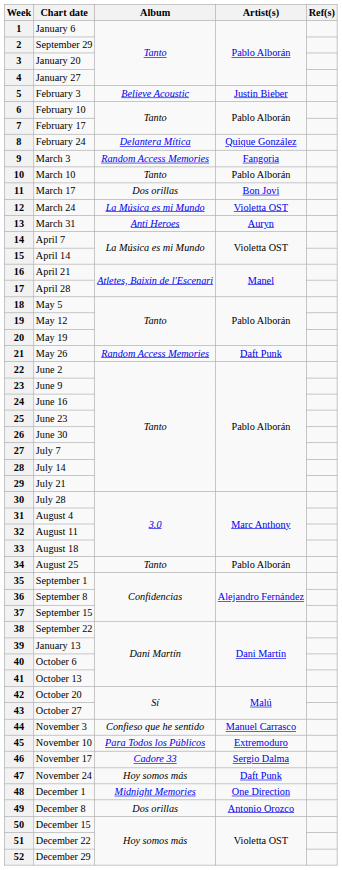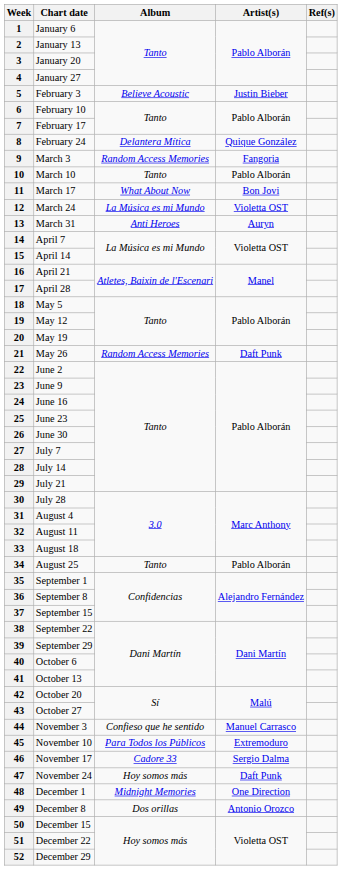(64, 45) September 29 -> (58, 45) January 13
(155, 191) Dos orillas -> (155, 191) What About Now
(58, 645) January 13 -> (64, 645) September 29
